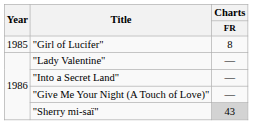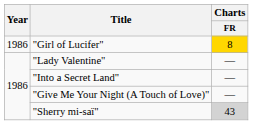(17, 44) 1985 -> (17, 44) 1986
(230, 44) no background -> (230, 44) gold background
